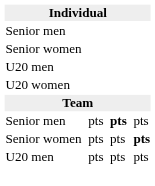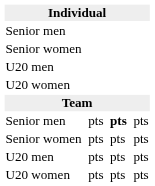(142, 139) bold -> (141, 139) normal
+ row: (38, 175)
